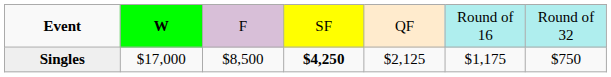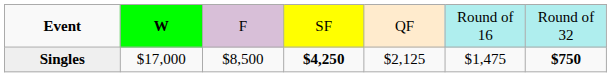(485, 59) $1,175 -> (485, 59) $1,475
(566, 59) normal -> (566, 59) bold
